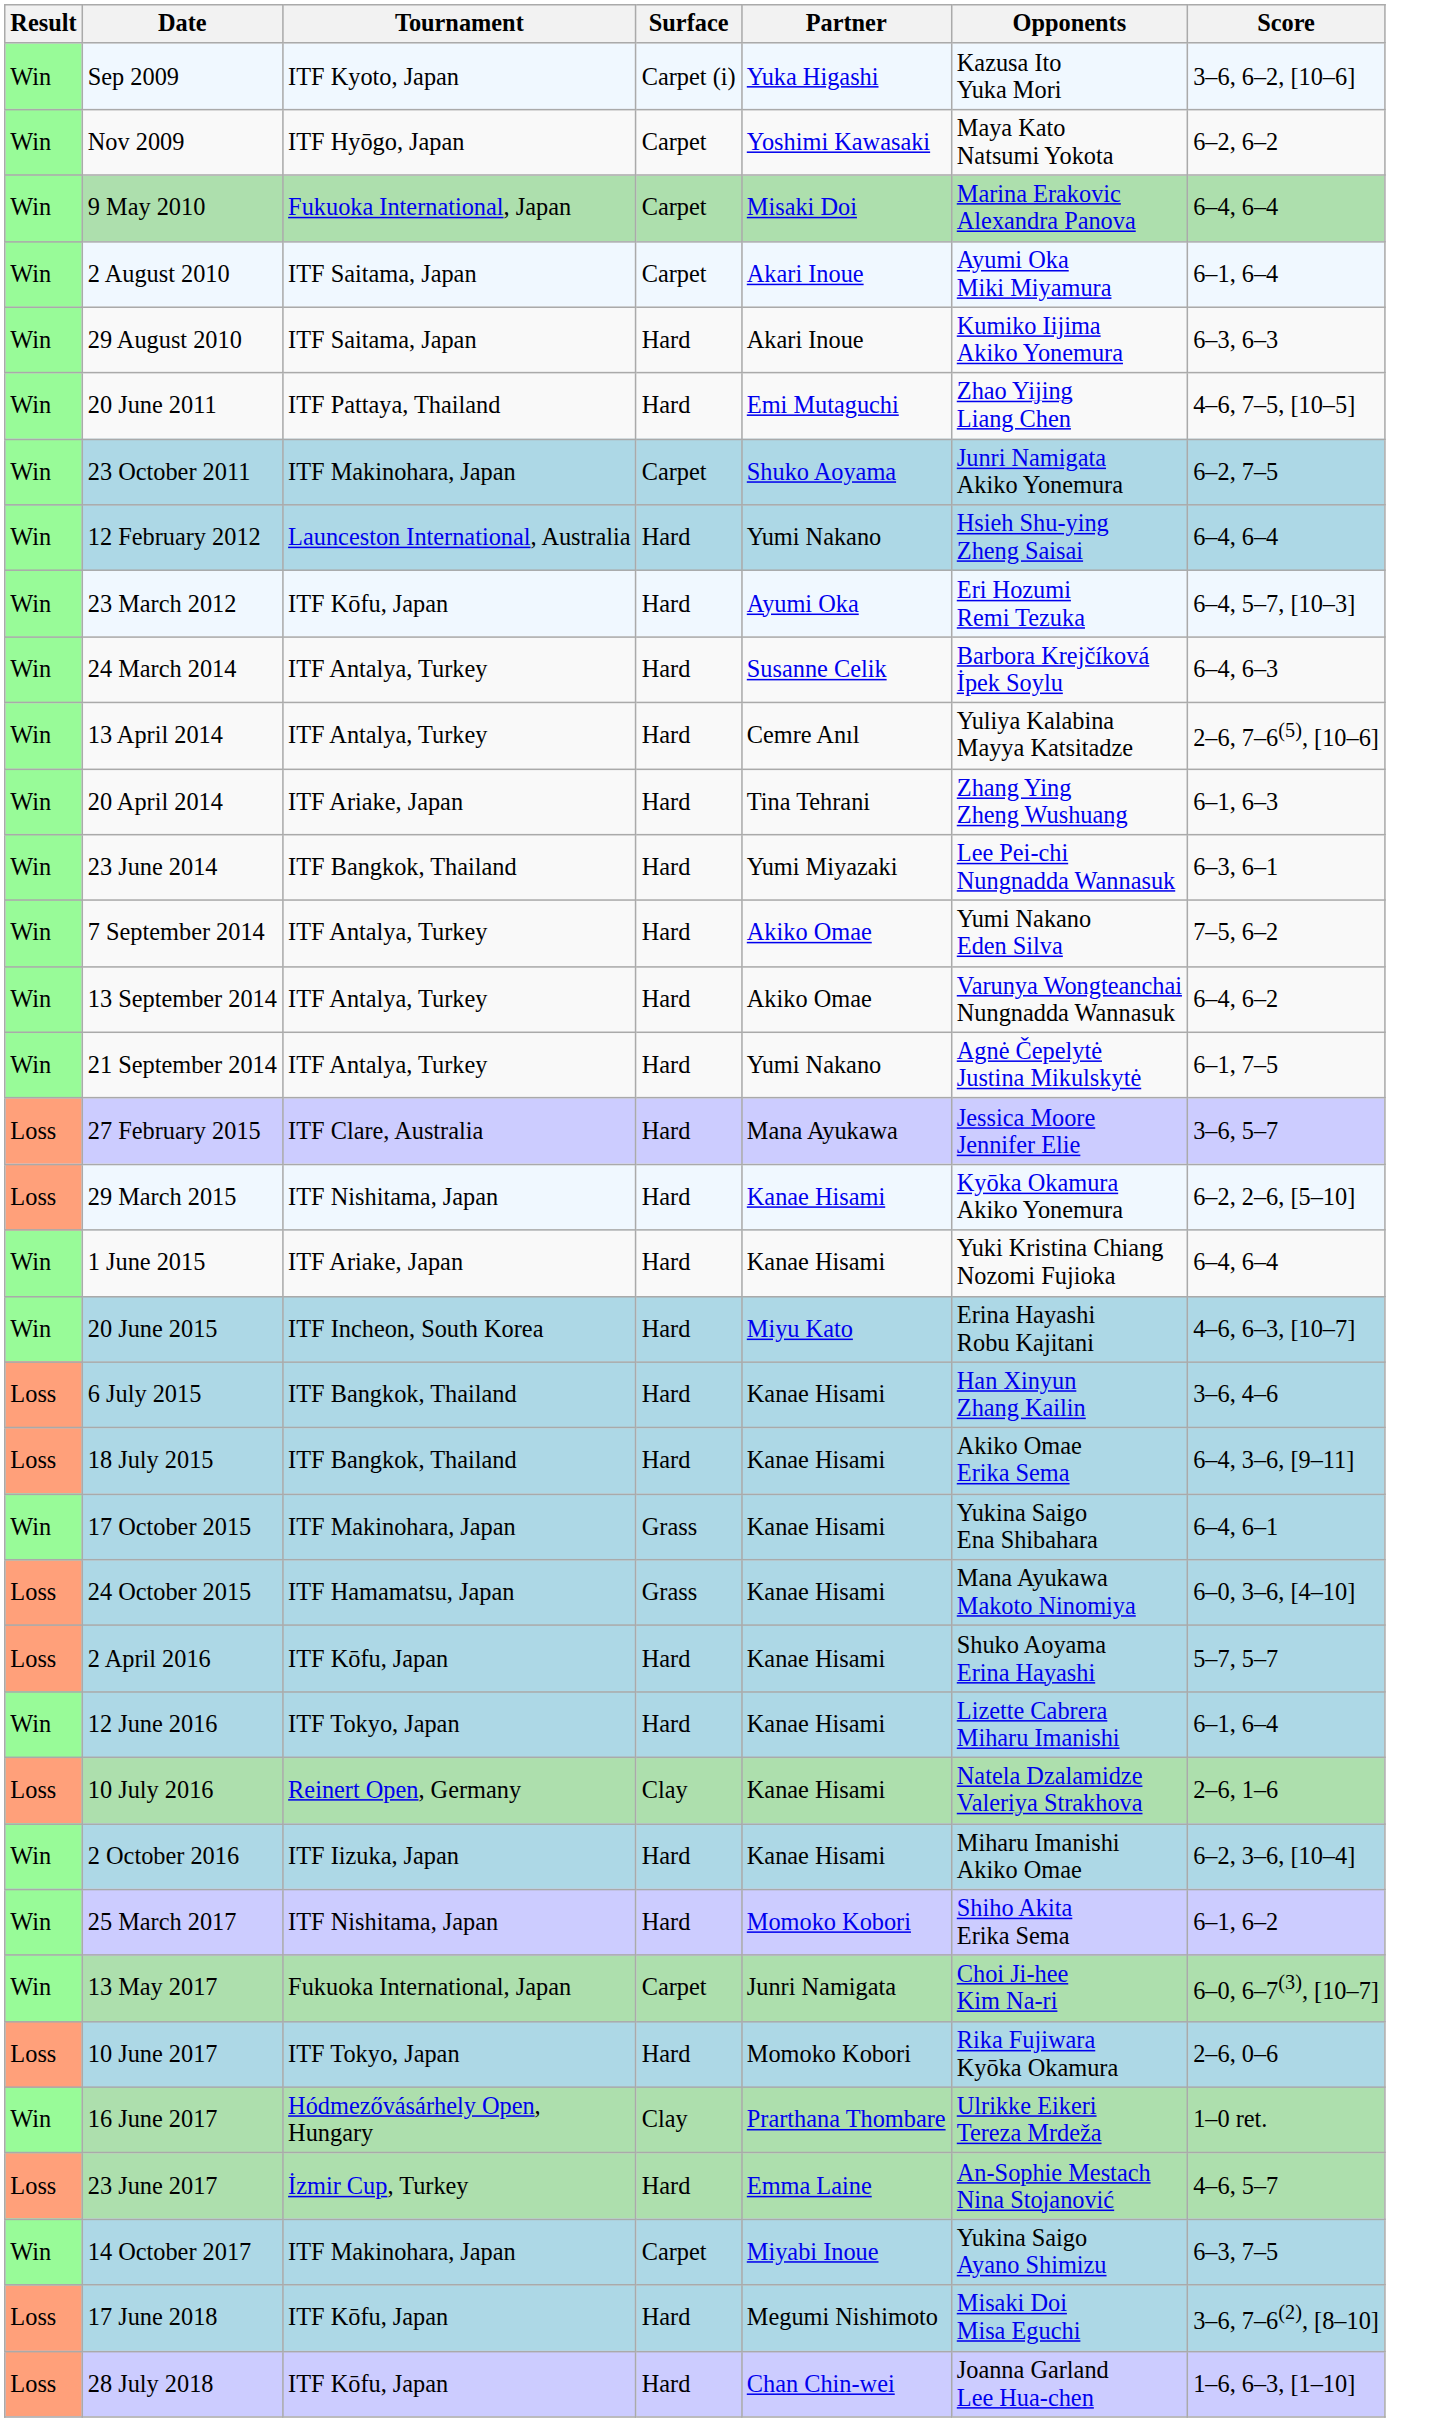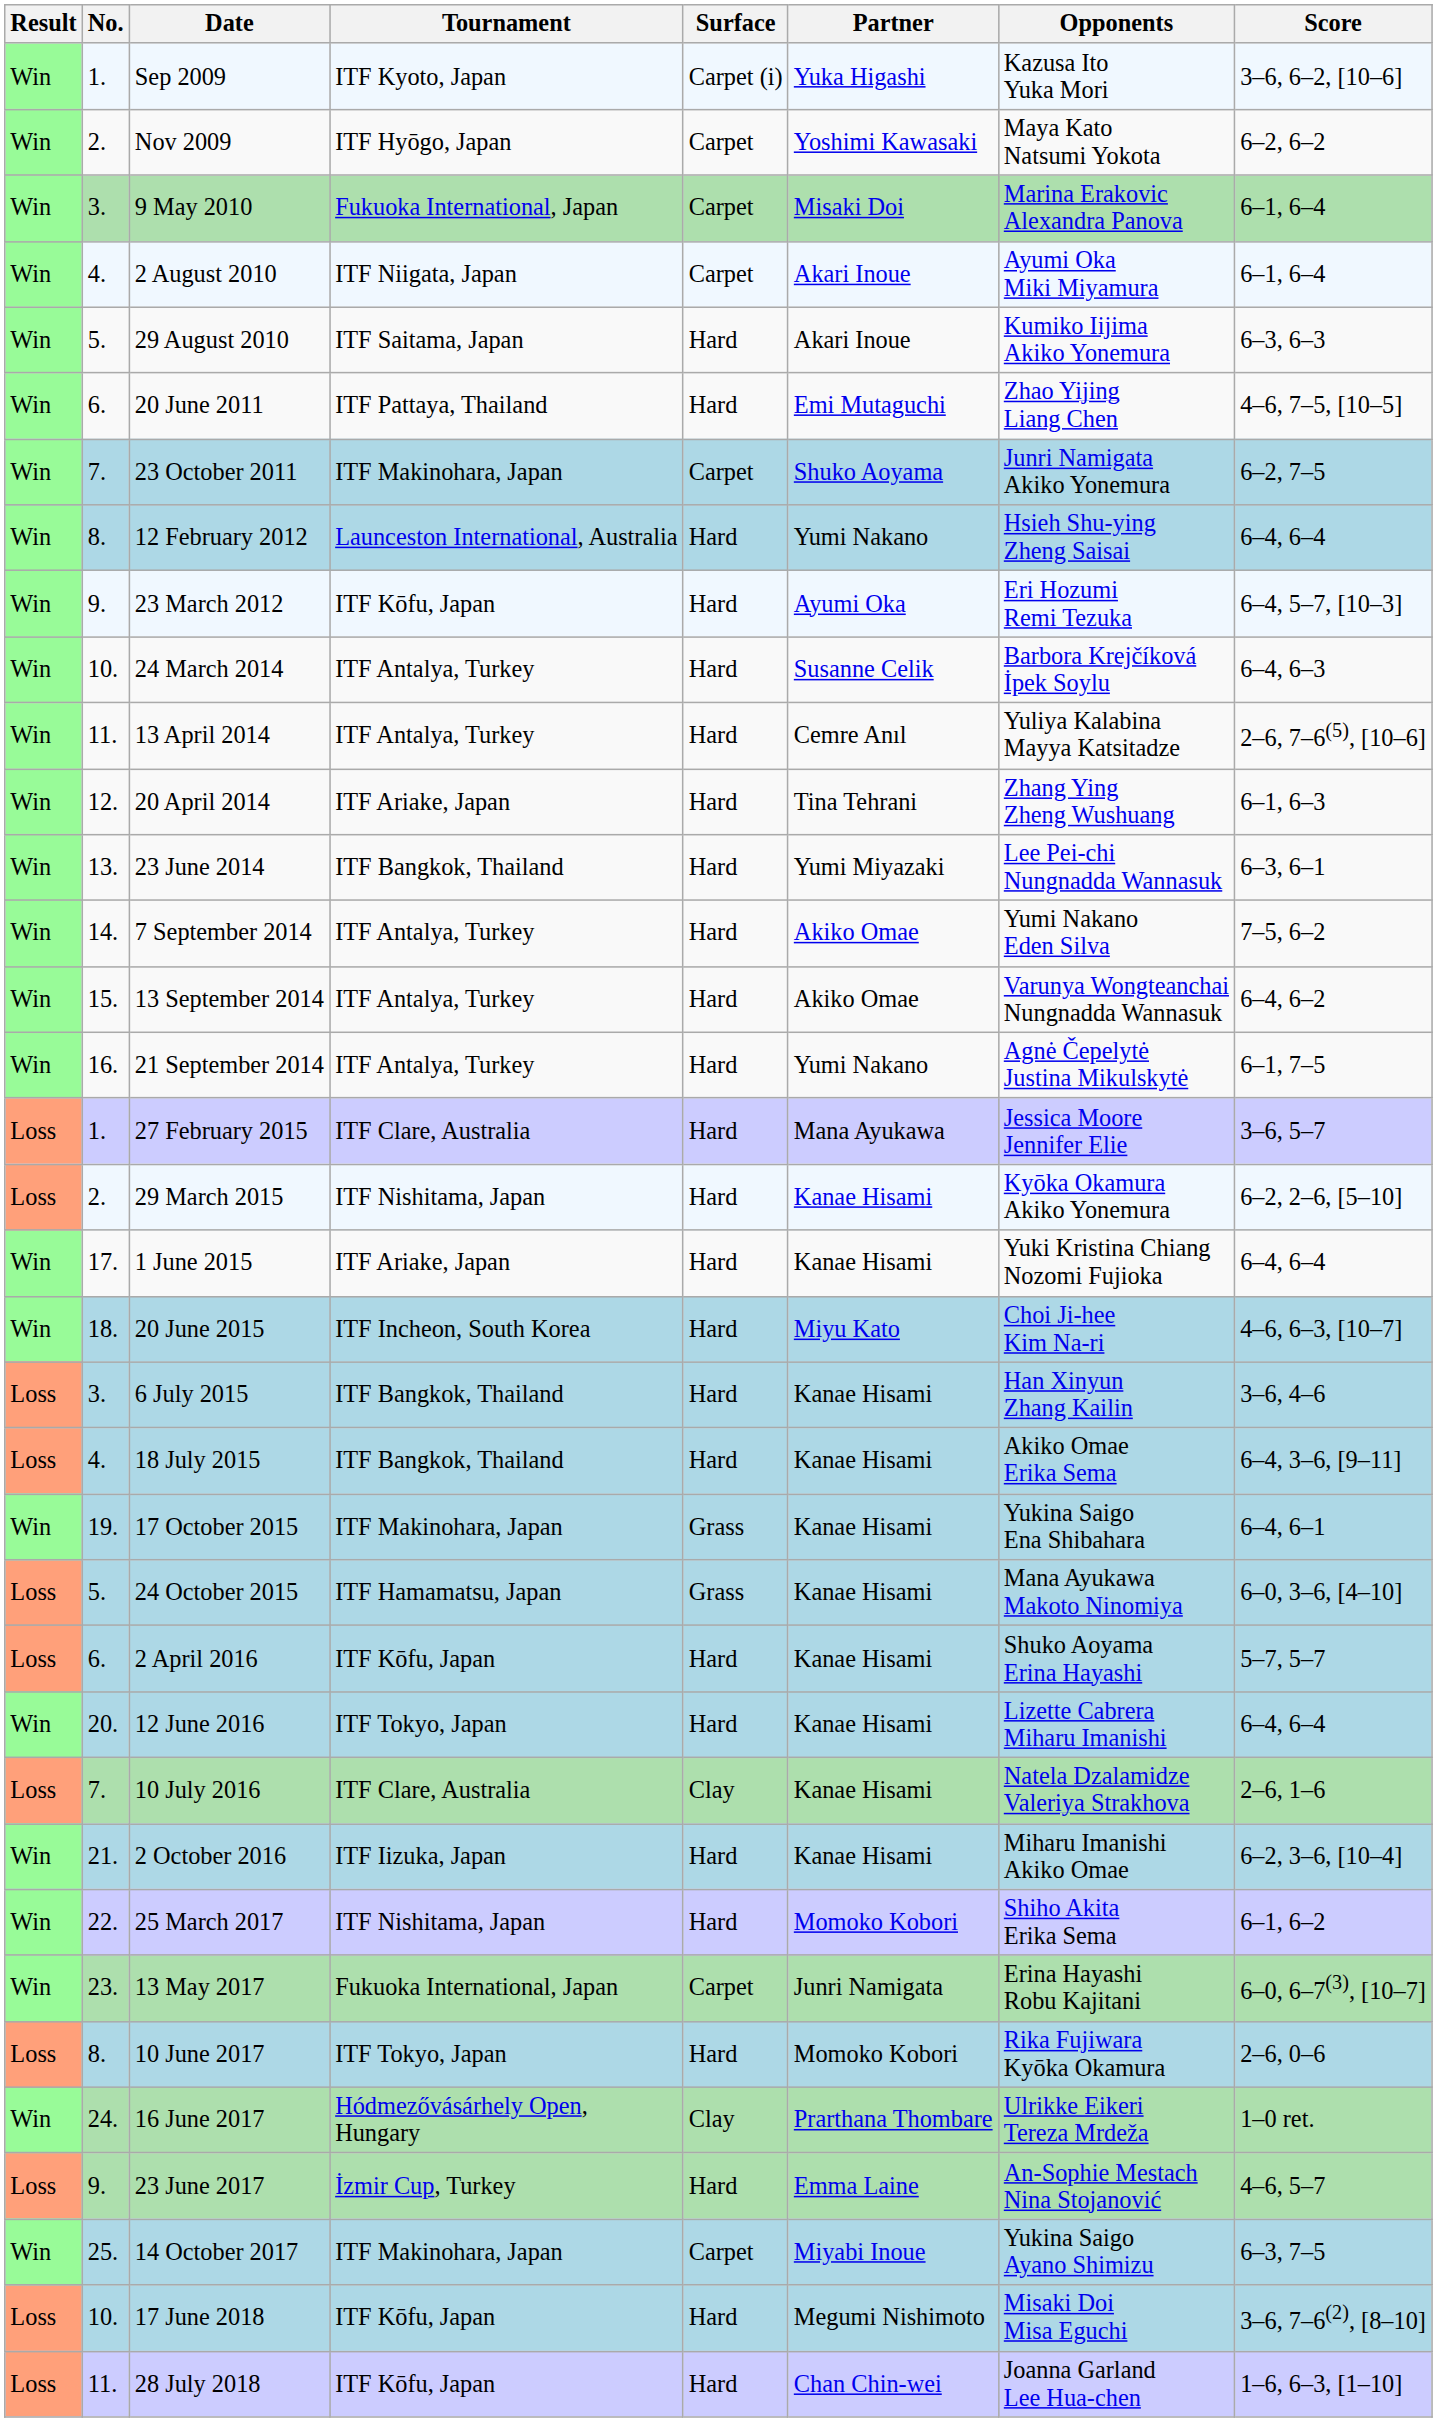+ column: (106, 23)
(1236, 207) 6–4, 6–4 -> (1283, 207) 6–1, 6–4
(382, 273) ITF Saitama, Japan -> (426, 273) ITF Niigata, Japan
(1026, 1328) Erina Hayashi Robu Kajitani -> (1060, 1328) Choi Ji-hee Kim Na-ri
(1236, 1724) 6–1, 6–4 -> (1283, 1724) 6–4, 6–4
(405, 1790) Reinert Open, Germany -> (433, 1790) ITF Clare, Australia
(1013, 1988) Choi Ji-hee Kim Na-ri -> (1073, 1988) Erina Hayashi Robu Kajitani
